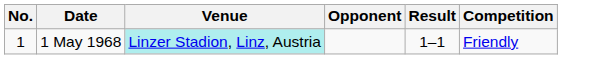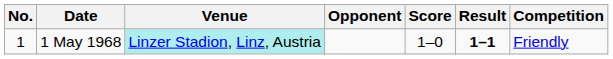+ column: (430, 16)
(432, 41) normal -> (482, 41) bold
